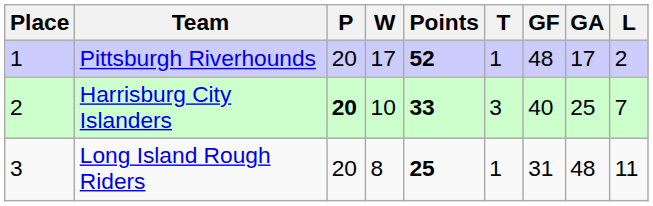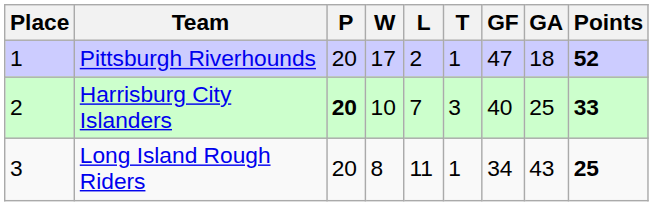columns swapped: (629, 22) <-> (444, 22)
(541, 58) 48 -> (500, 58) 47
(583, 58) 17 -> (542, 58) 18
(541, 168) 31 -> (500, 168) 34
(583, 168) 48 -> (542, 168) 43
